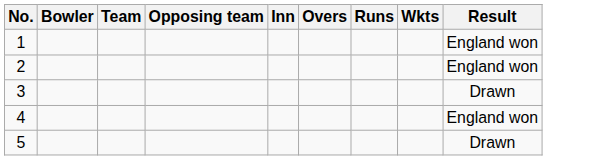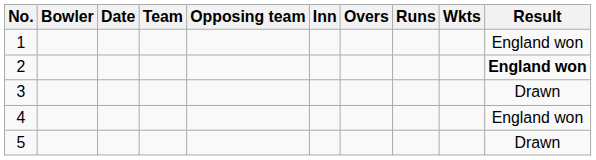+ column: (118, 17)
(492, 67) normal -> (537, 67) bold
